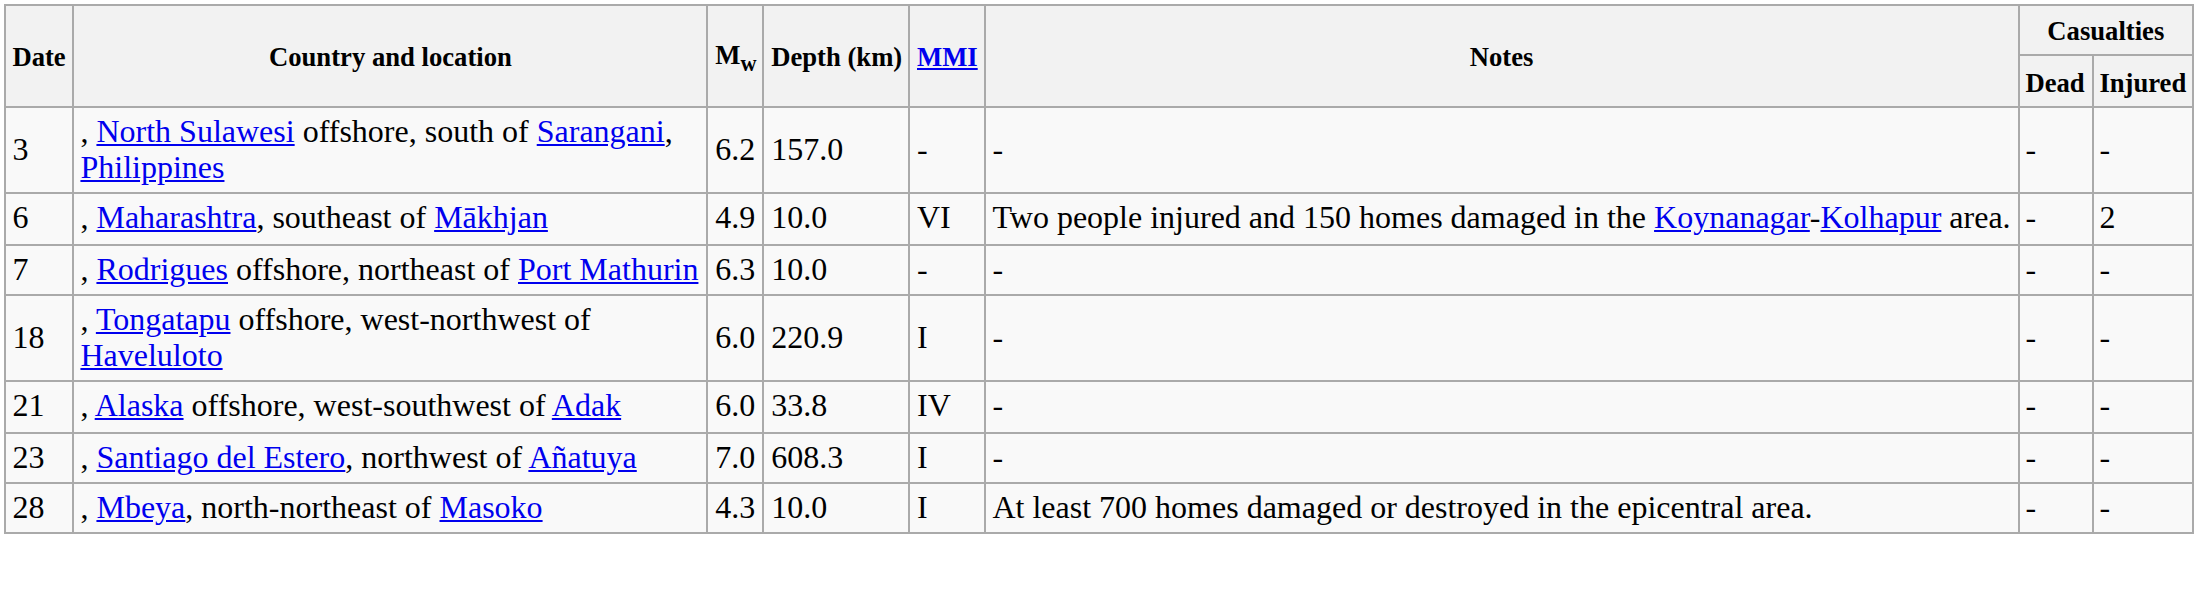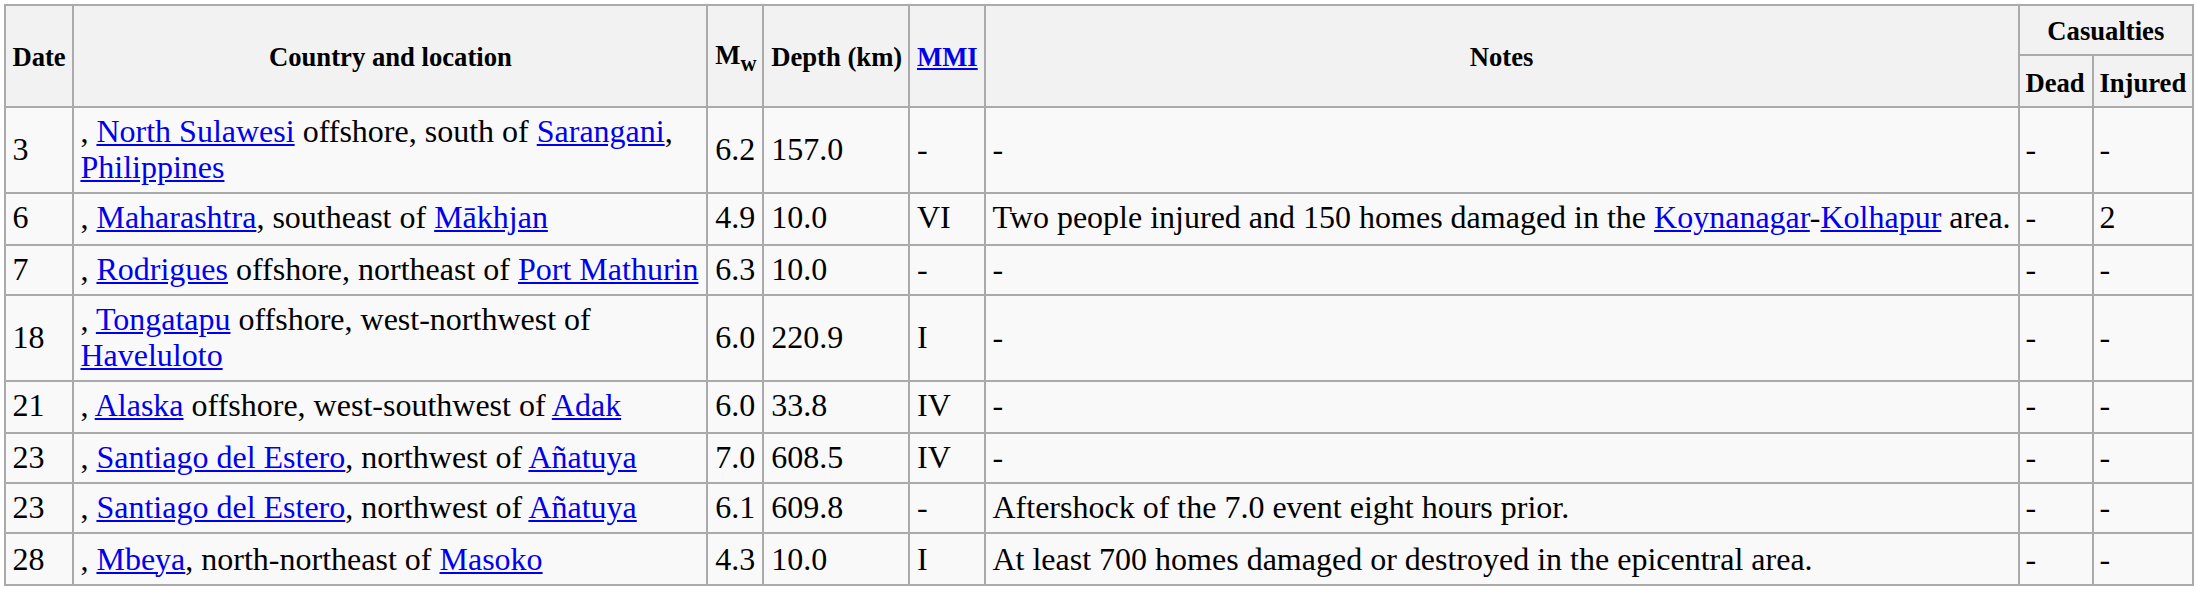(807, 457) 608.3 -> (807, 457) 608.5
(922, 457) I -> (934, 457) IV
+ row: (28, 507)
